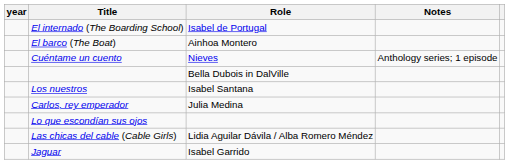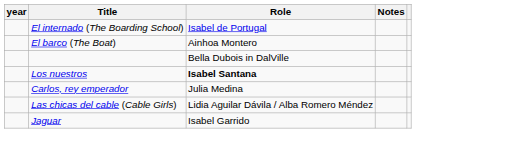- row: (76, 58)
(221, 89) normal -> (222, 74) bold
- row: (89, 120)
